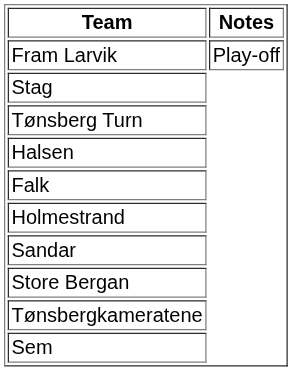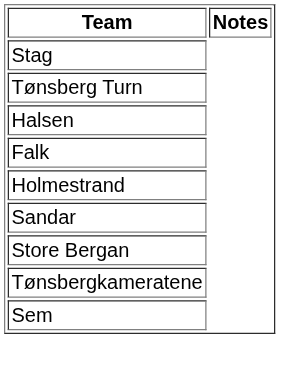- row: (64, 55)
